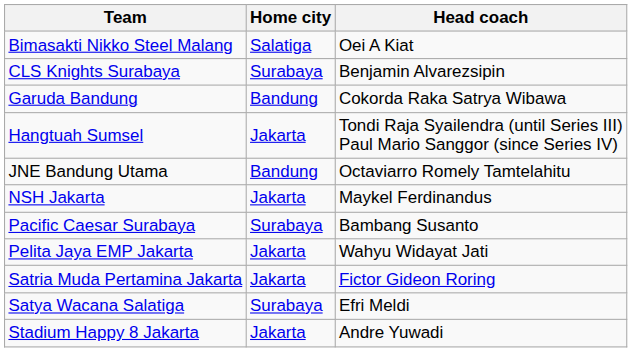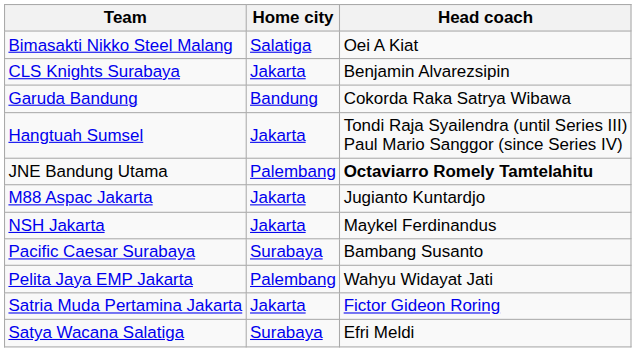(286, 71) Surabaya -> (278, 71) Jakarta
(284, 171) Bandung -> (293, 171) Palembang
(455, 171) normal -> (468, 171) bold
+ row: (81, 198)
(278, 252) Jakarta -> (293, 279) Palembang
- row: (104, 332)
